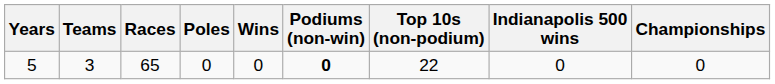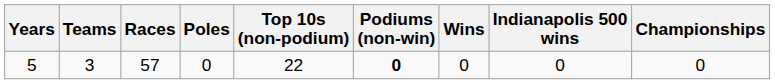columns swapped: (258, 28) <-> (429, 28)
(150, 65) 65 -> (150, 65) 57
